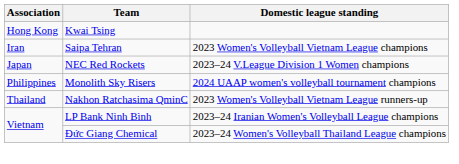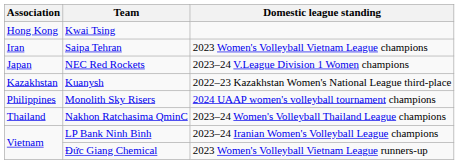+ row: (84, 82)
(310, 99) 2023 Women's Volleyball Vietnam League runners-up -> (319, 116) 2023–24 Women's Volleyball Thailand League champions
(319, 133) 2023–24 Women's Volleyball Thailand League champions -> (310, 151) 2023 Women's Volleyball Vietnam League runners-up
